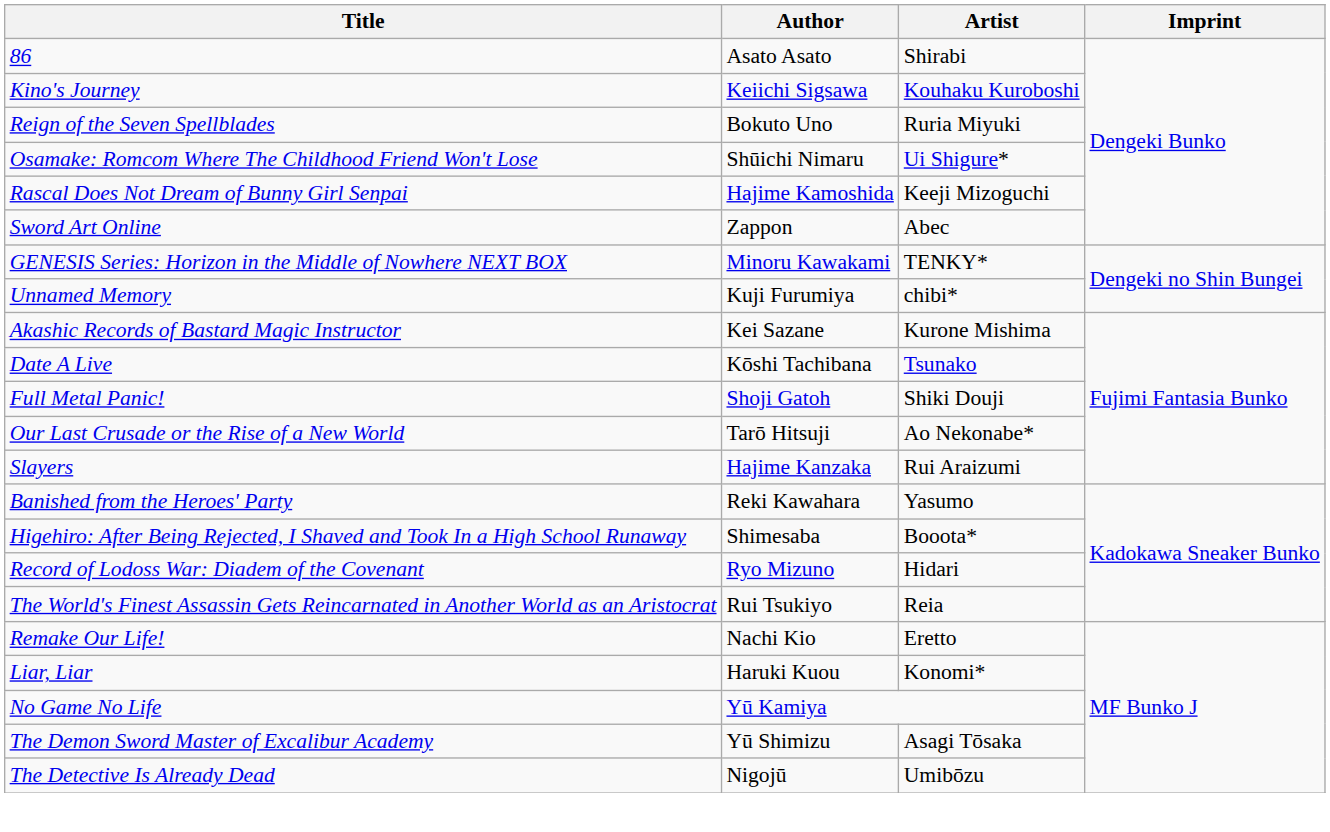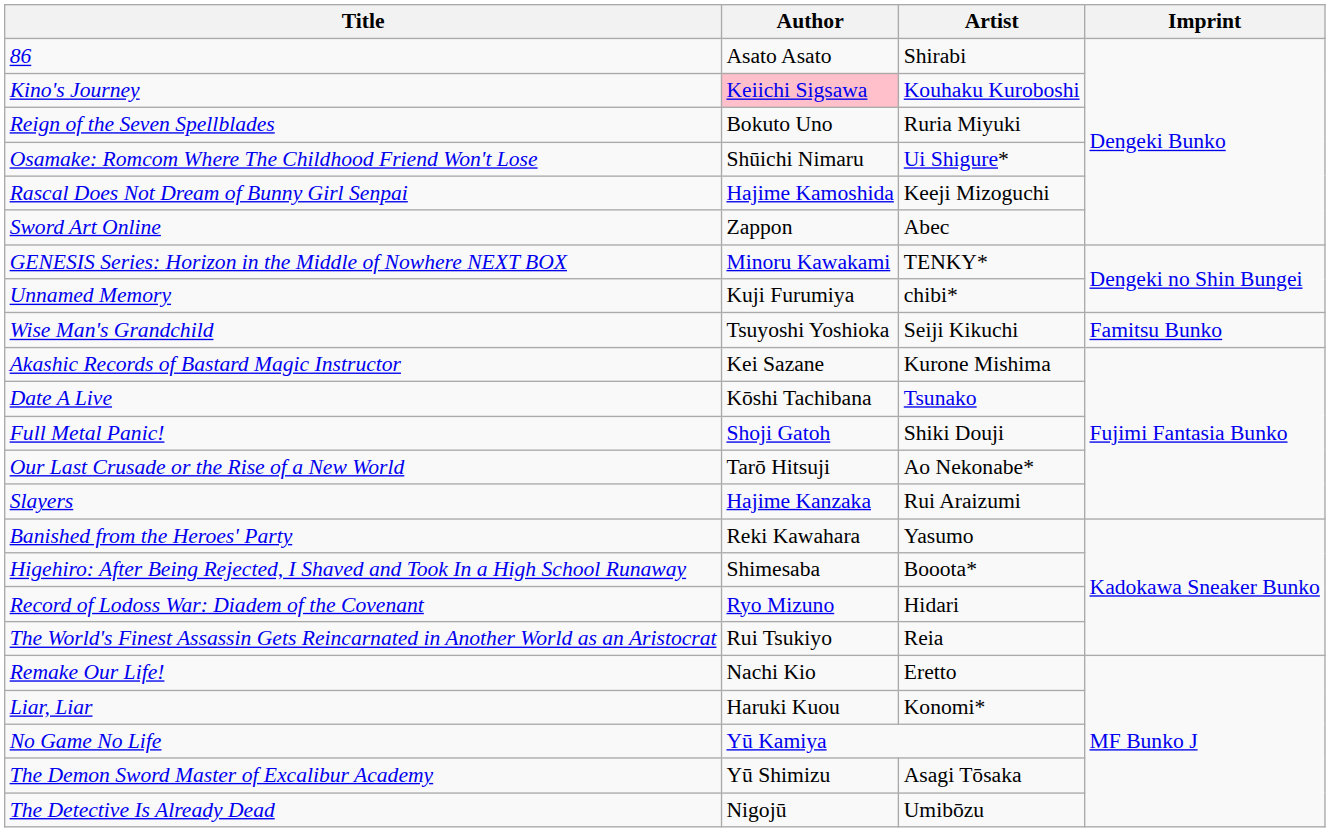(797, 90) no background -> (797, 90) pink background
+ row: (112, 329)
